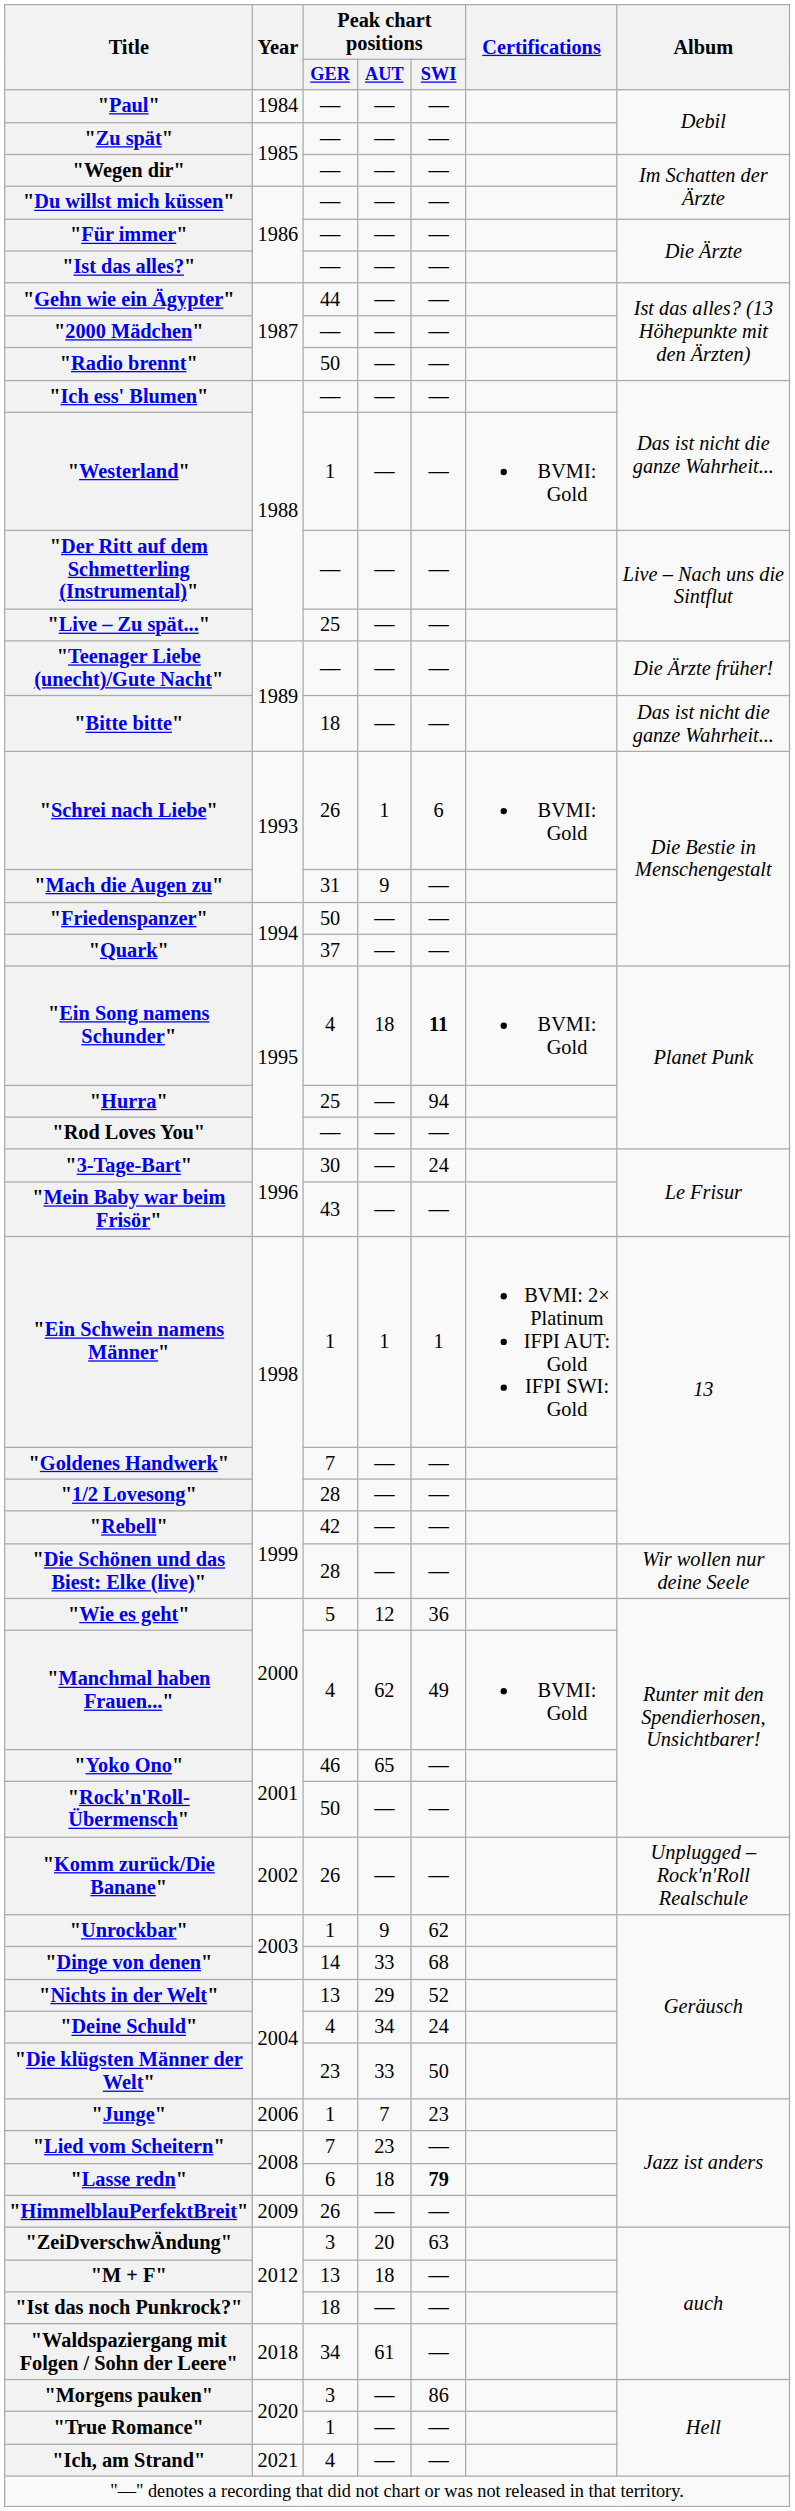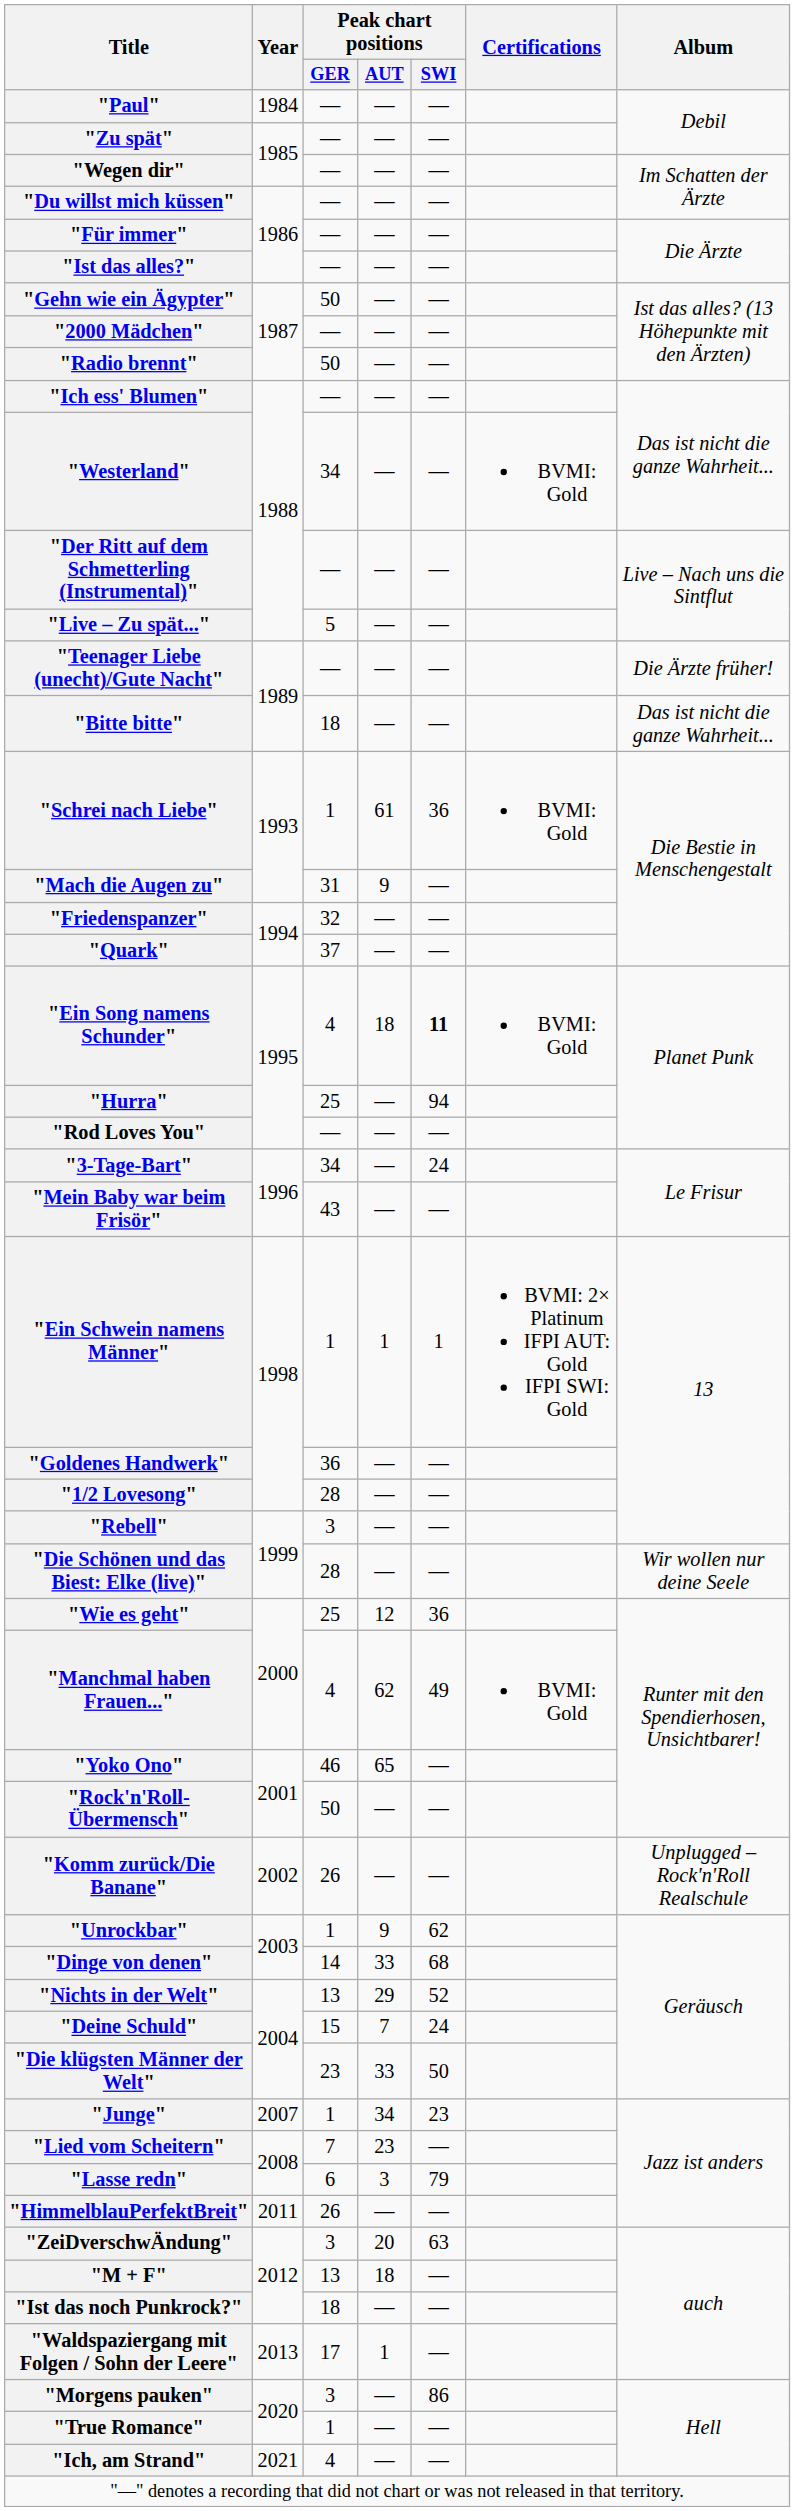(330, 299) 44 -> (330, 299) 50
(330, 471) 1 -> (330, 471) 34
(330, 624) 25 -> (330, 624) 5
(330, 810) 26 -> (330, 810) 1
(384, 810) 1 -> (384, 810) 61
(439, 810) 6 -> (439, 810) 36
(330, 917) 50 -> (330, 917) 32
(330, 1165) 30 -> (330, 1165) 34
(330, 1462) 7 -> (330, 1462) 36
(330, 1527) 42 -> (330, 1527) 3
(330, 1614) 5 -> (330, 1614) 25
(330, 2027) 4 -> (330, 2027) 15
(384, 2027) 34 -> (384, 2027) 7
(278, 2114) 2006 -> (278, 2114) 2007
(384, 2114) 7 -> (384, 2114) 34
(384, 2178) 18 -> (384, 2178) 3
(439, 2178) bold -> (439, 2178) normal
(278, 2211) 2009 -> (278, 2211) 2011
(278, 2351) 2018 -> (278, 2351) 2013
(330, 2351) 34 -> (330, 2351) 17
(384, 2351) 61 -> (384, 2351) 1
